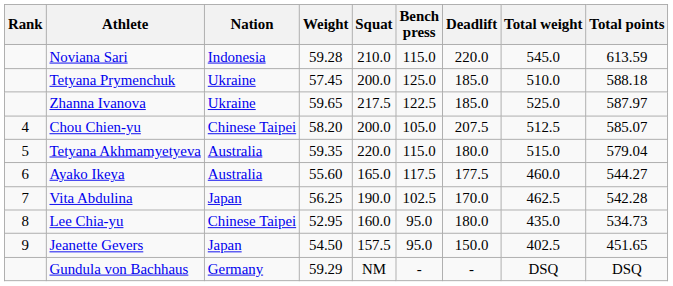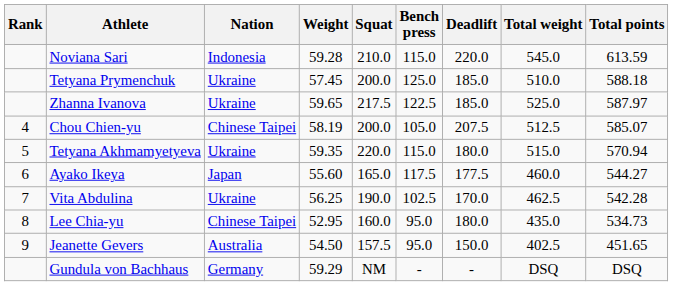(326, 127) 58.20 -> (326, 127) 58.19
(235, 151) Australia -> (232, 151) Ukraine
(627, 151) 579.04 -> (627, 151) 570.94
(235, 174) Australia -> (225, 174) Japan
(225, 198) Japan -> (232, 198) Ukraine
(225, 245) Japan -> (235, 245) Australia
